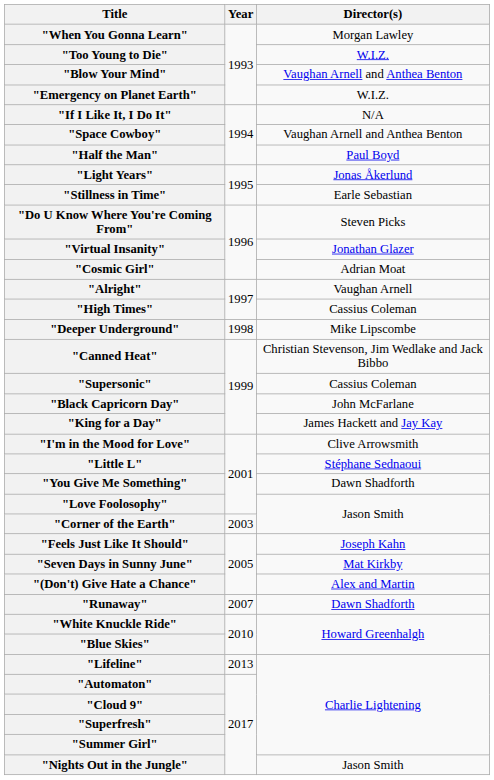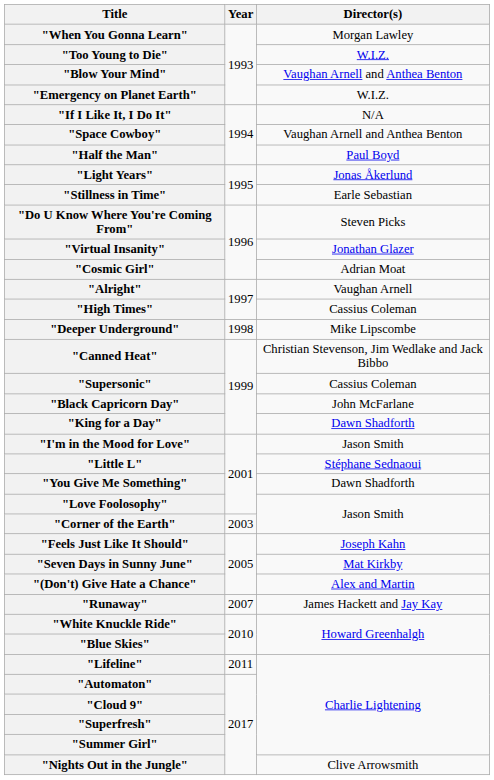(373, 423) James Hackett and Jay Kay -> (373, 423) Dawn Shadforth
(373, 443) Clive Arrowsmith -> (373, 443) Jason Smith
(373, 604) Dawn Shadforth -> (373, 604) James Hackett and Jay Kay
(241, 664) 2013 -> (241, 664) 2011
(373, 764) Jason Smith -> (373, 764) Clive Arrowsmith
